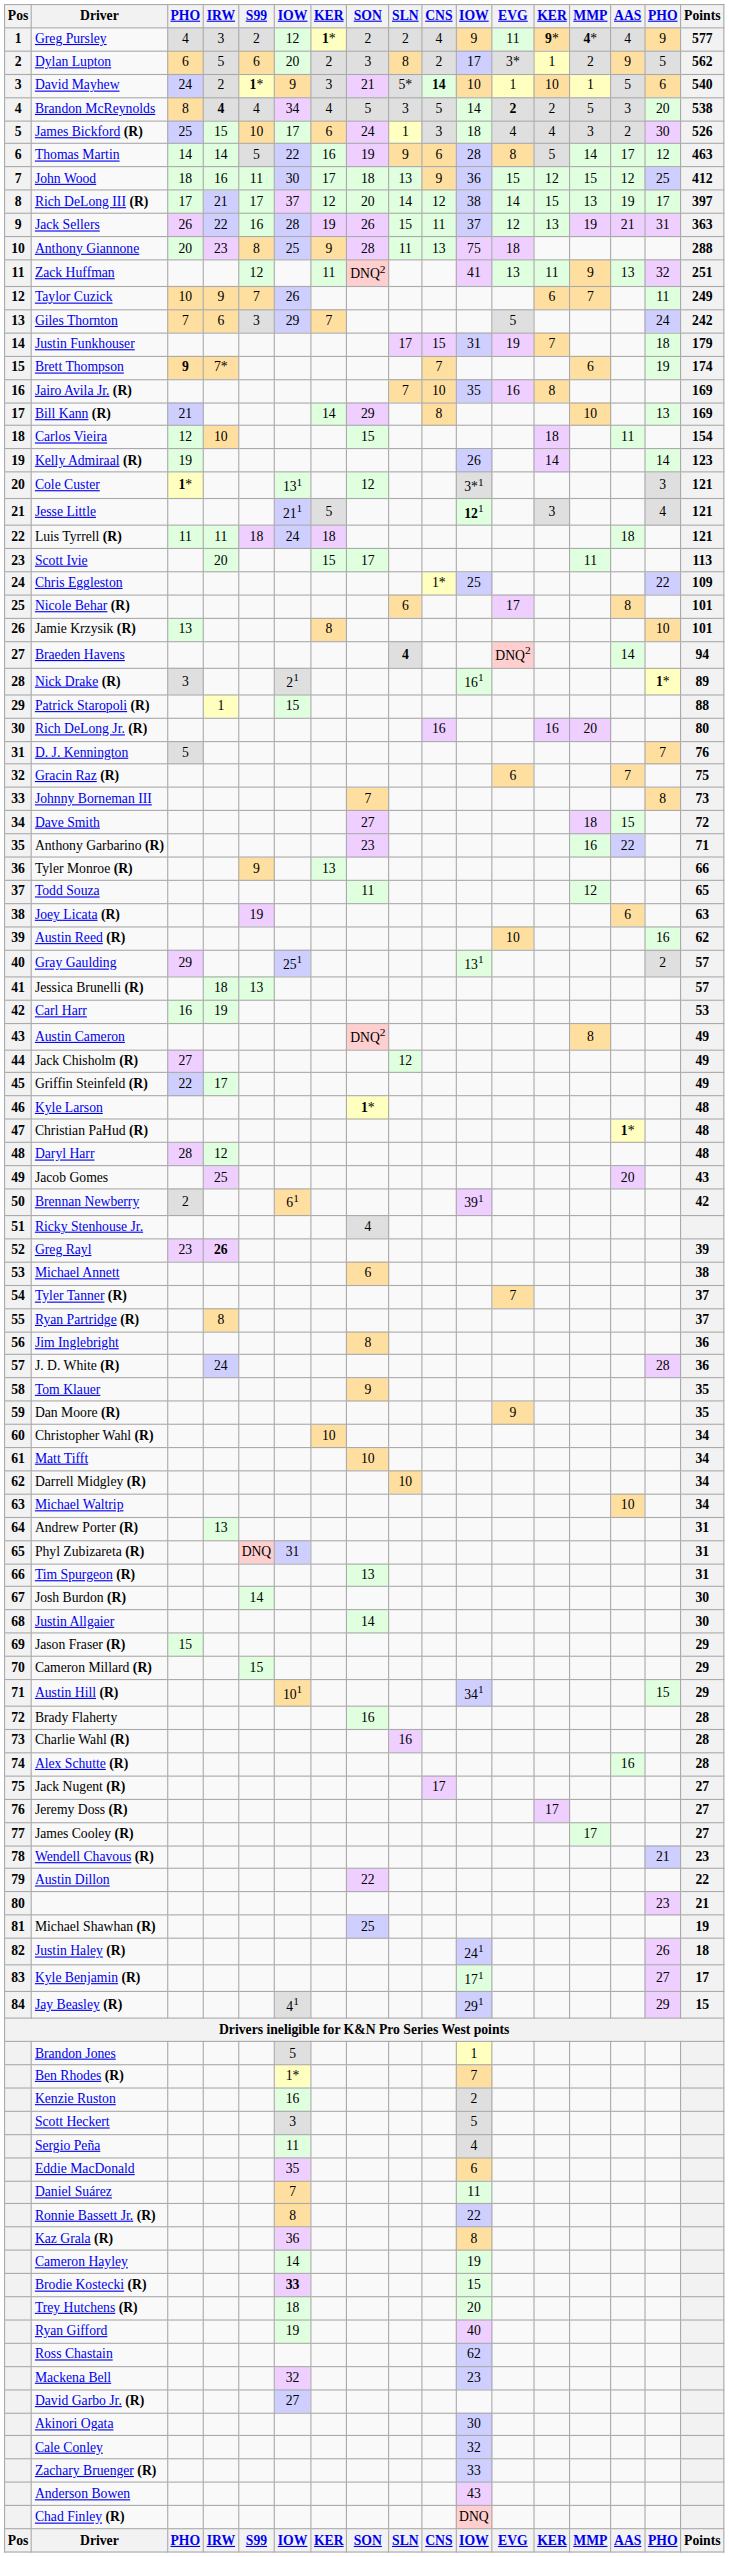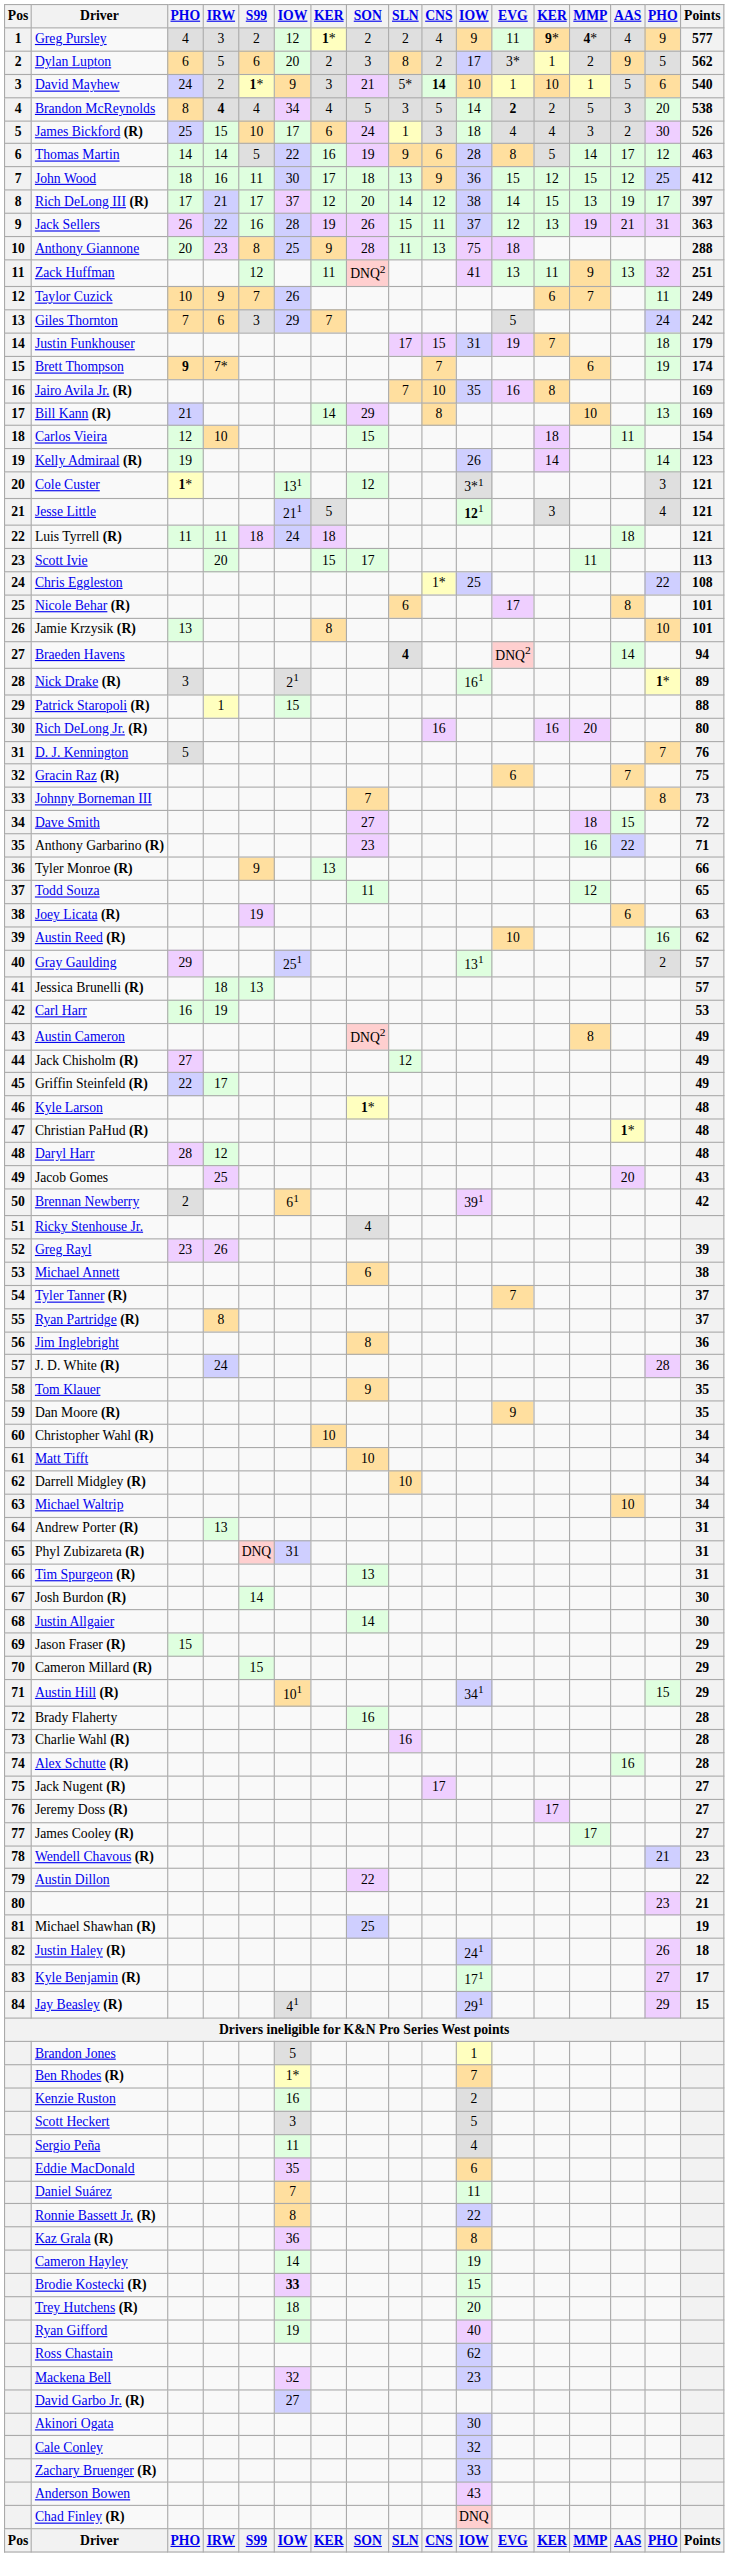(702, 583) 109 -> (702, 583) 108
(221, 1250) bold -> (221, 1250) normal
